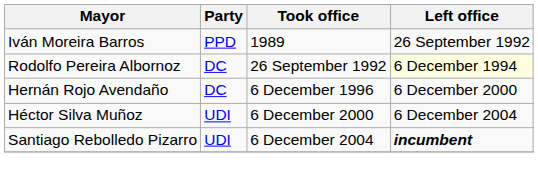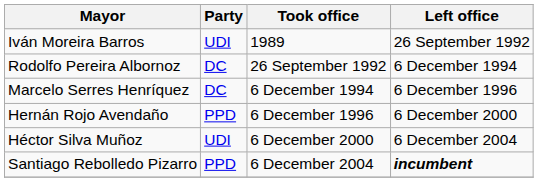(220, 41) PPD -> (218, 41) UDI
(455, 66) lightyellow background -> (455, 66) no background
+ row: (99, 90)
(215, 90) DC -> (220, 115) PPD
(218, 139) UDI -> (220, 164) PPD
